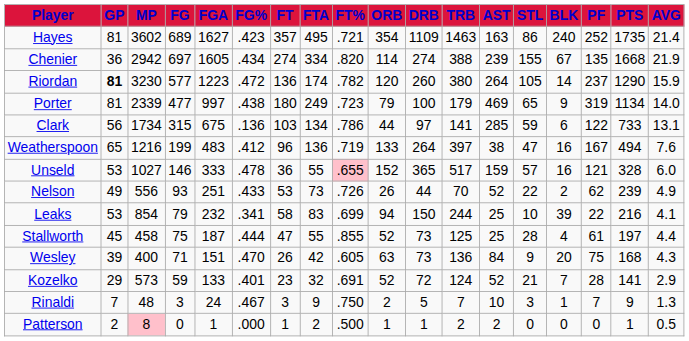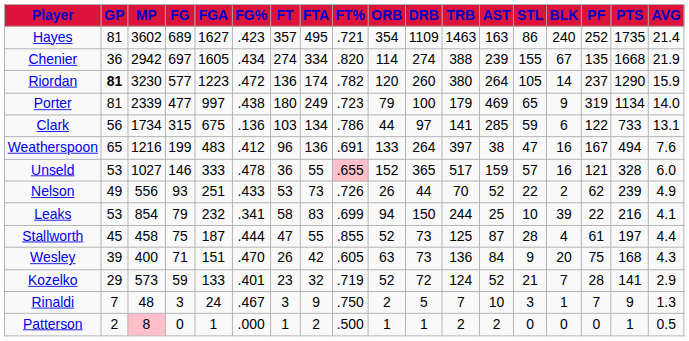(350, 147) .719 -> (350, 147) .691
(497, 236) 25 -> (497, 236) 87
(350, 280) .691 -> (350, 280) .719
